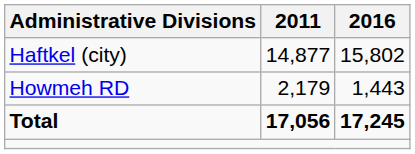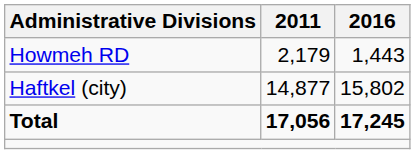rows swapped: (69, 88) <-> (68, 54)
